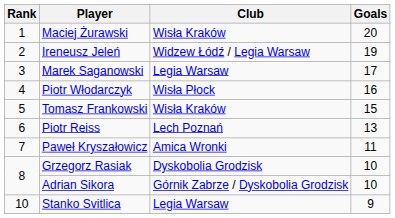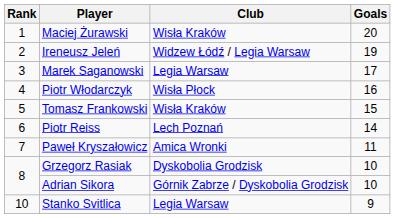(371, 128) 13 -> (371, 128) 14
